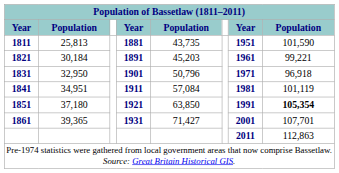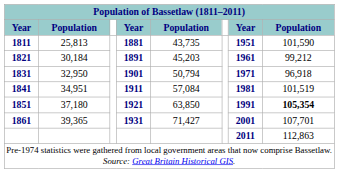(298, 58) 99,221 -> (298, 58) 99,212
(186, 74) 50,796 -> (186, 74) 50,794
(298, 89) 101,119 -> (298, 89) 101,519
